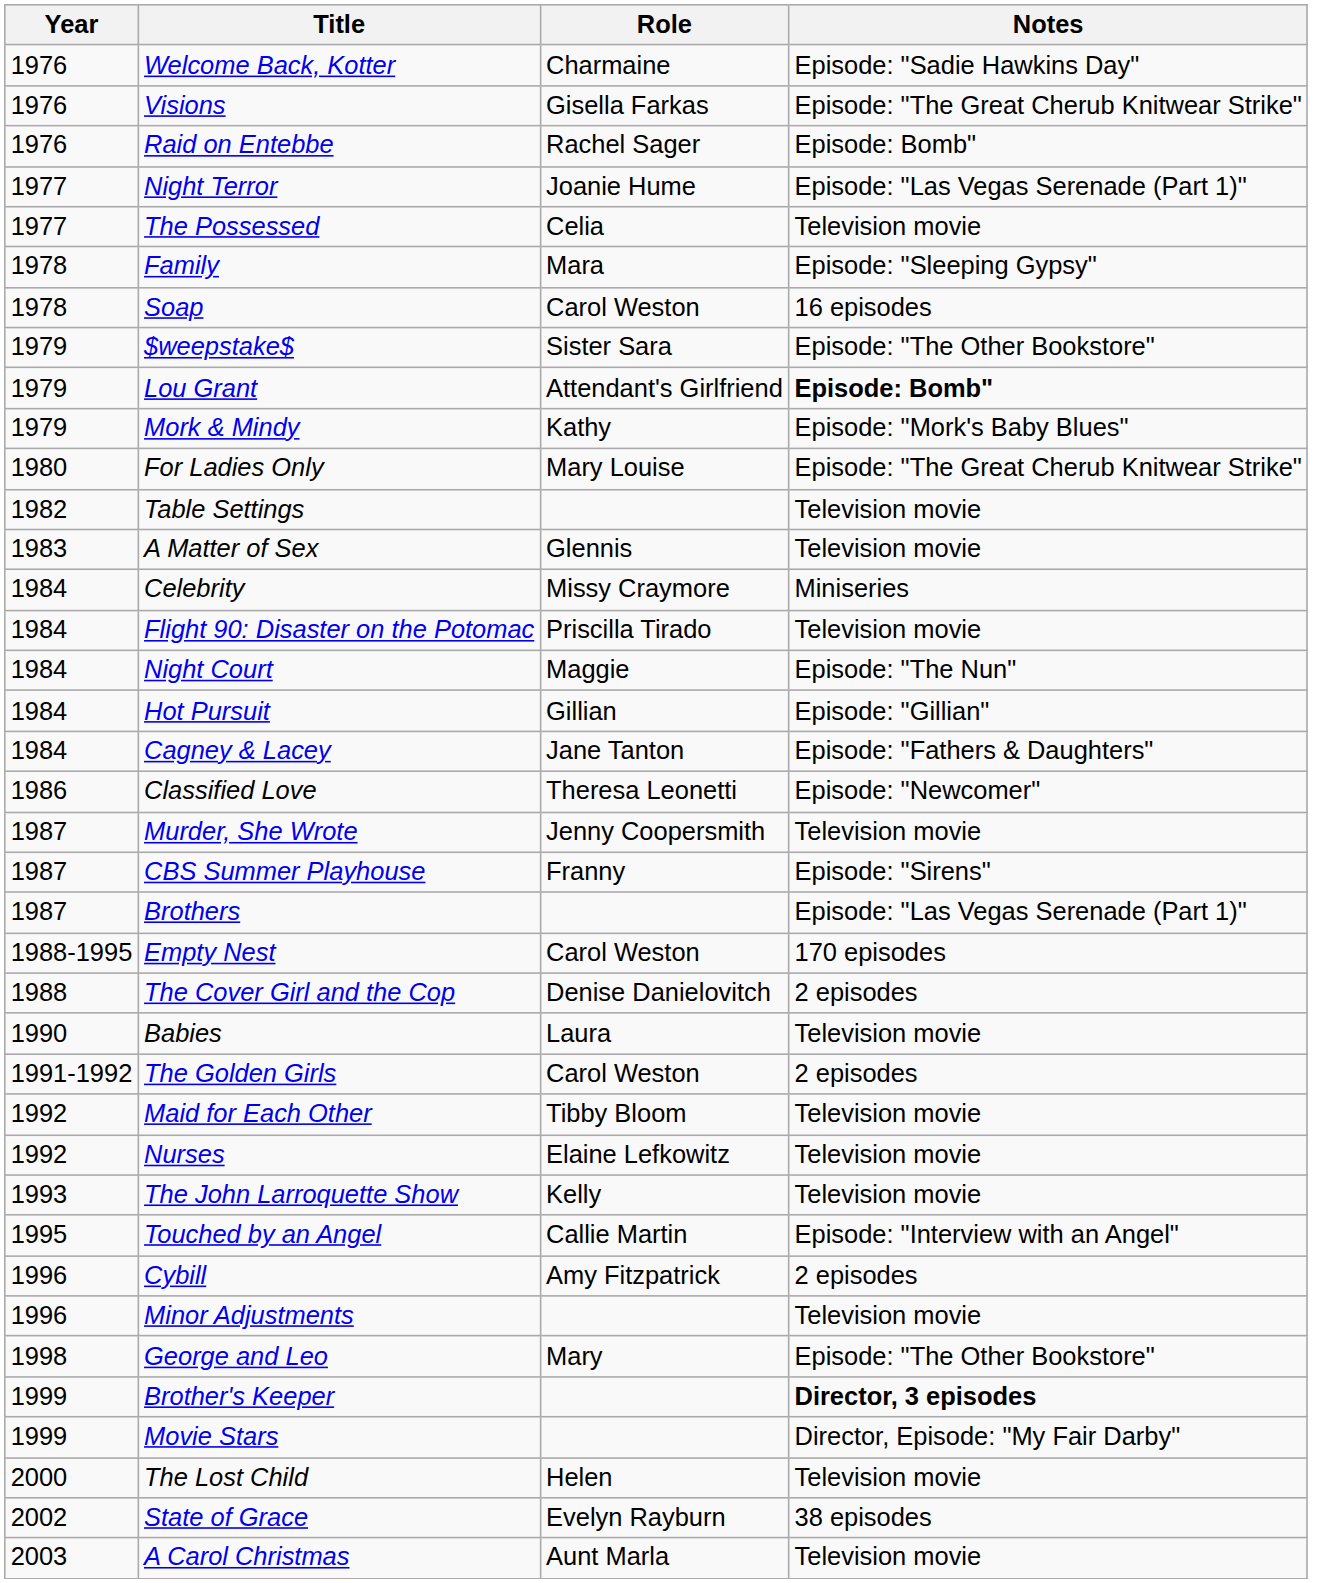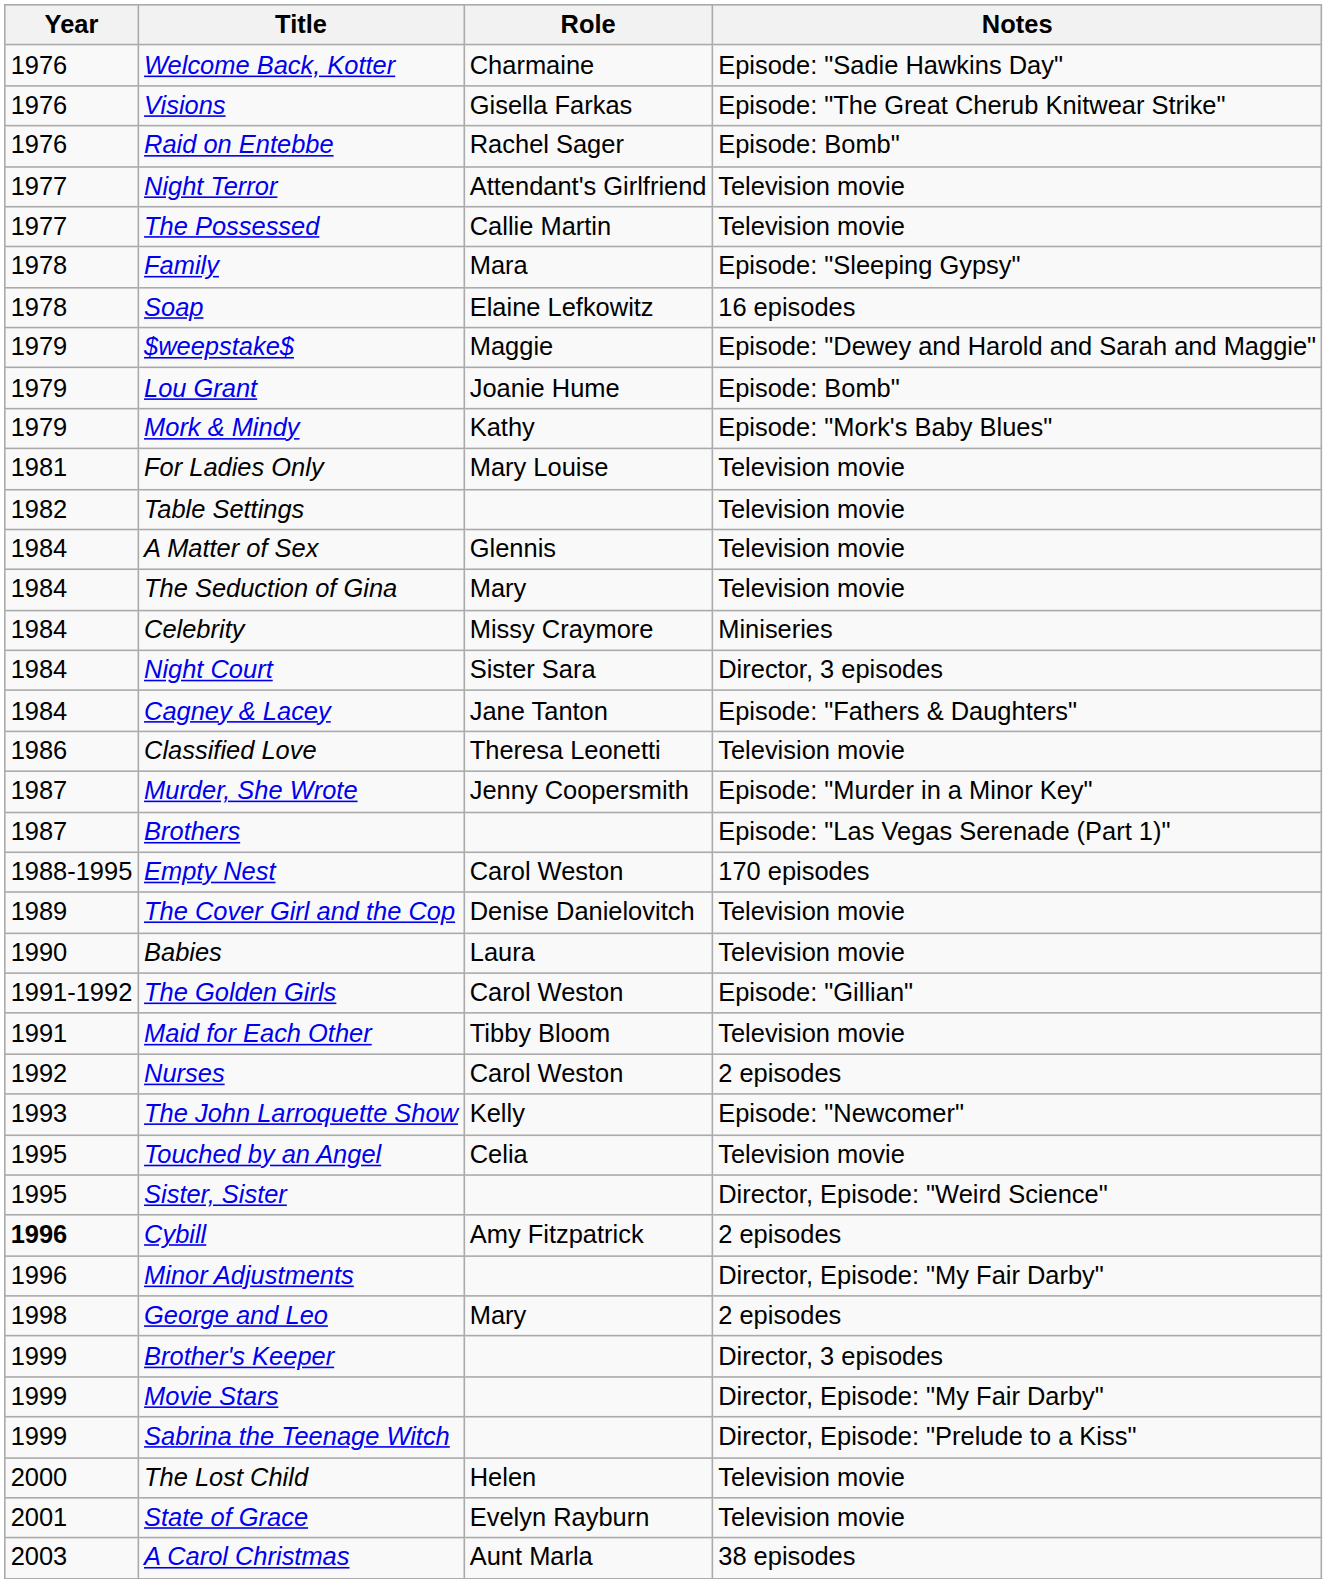(621, 186) Joanie Hume -> (588, 186) Attendant's Girlfriend
(1021, 186) Episode: "Las Vegas Serenade (Part 1)" -> (812, 186) Television movie
(575, 226) Celia -> (540, 226) Callie Martin
(623, 307) Carol Weston -> (562, 307) Elaine Lefkowitz
(609, 347) Sister Sara -> (511, 347) Maggie
(975, 347) Episode: "The Other Bookstore" -> (1017, 347) Episode: "Dewey and Harold and Sarah and Maggie"
(664, 387) Attendant's Girlfriend -> (545, 387) Joanie Hume
(894, 387) bold -> (809, 387) normal
(39, 468) 1980 -> (39, 468) 1981
(1048, 468) Episode: "The Great Cherub Knitwear Strike" -> (812, 468) Television movie
(39, 549) 1983 -> (39, 549) 1984
+ row: (271, 589)
- row: (339, 629)
(588, 670) Maggie -> (533, 670) Sister Sara
(905, 670) Episode: "The Nun" -> (831, 670) Director, 3 episodes
- row: (207, 710)
(917, 791) Episode: "Newcomer" -> (812, 750) Television movie
(888, 831) Television movie -> (905, 791) Episode: "Murder in a Minor Key"
- row: (285, 871)
(39, 992) 1988 -> (39, 912) 1989
(856, 992) 2 episodes -> (812, 912) Television movie
(856, 1073) 2 episodes -> (816, 992) Episode: "Gillian"
(39, 1114) 1992 -> (39, 1033) 1991
(638, 1154) Elaine Lefkowitz -> (547, 1073) Carol Weston
(888, 1154) Television movie -> (780, 1073) 2 episodes
(888, 1194) Television movie -> (841, 1114) Episode: "Newcomer"
(617, 1235) Callie Martin -> (499, 1154) Celia
(987, 1235) Episode: "Interview with an Angel" -> (812, 1154) Television movie
+ row: (215, 1194)
(39, 1275) normal -> (39, 1235) bold
(888, 1315) Television movie -> (911, 1275) Director, Episode: "My Fair Darby"
(975, 1356) Episode: "The Other Bookstore" -> (780, 1315) 2 episodes
(915, 1396) bold -> (831, 1356) normal
+ row: (297, 1436)
(39, 1517) 2002 -> (39, 1517) 2001
(863, 1517) 38 episodes -> (812, 1517) Television movie
(888, 1557) Television movie -> (787, 1557) 38 episodes
